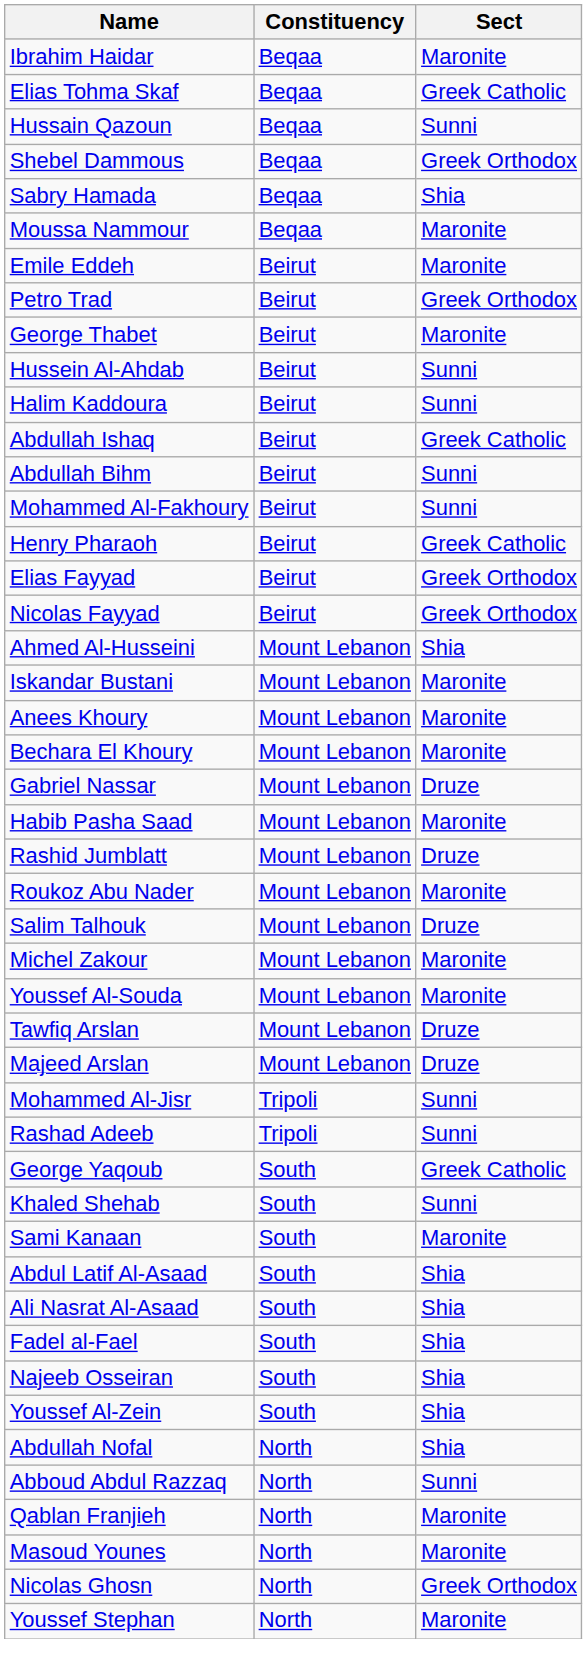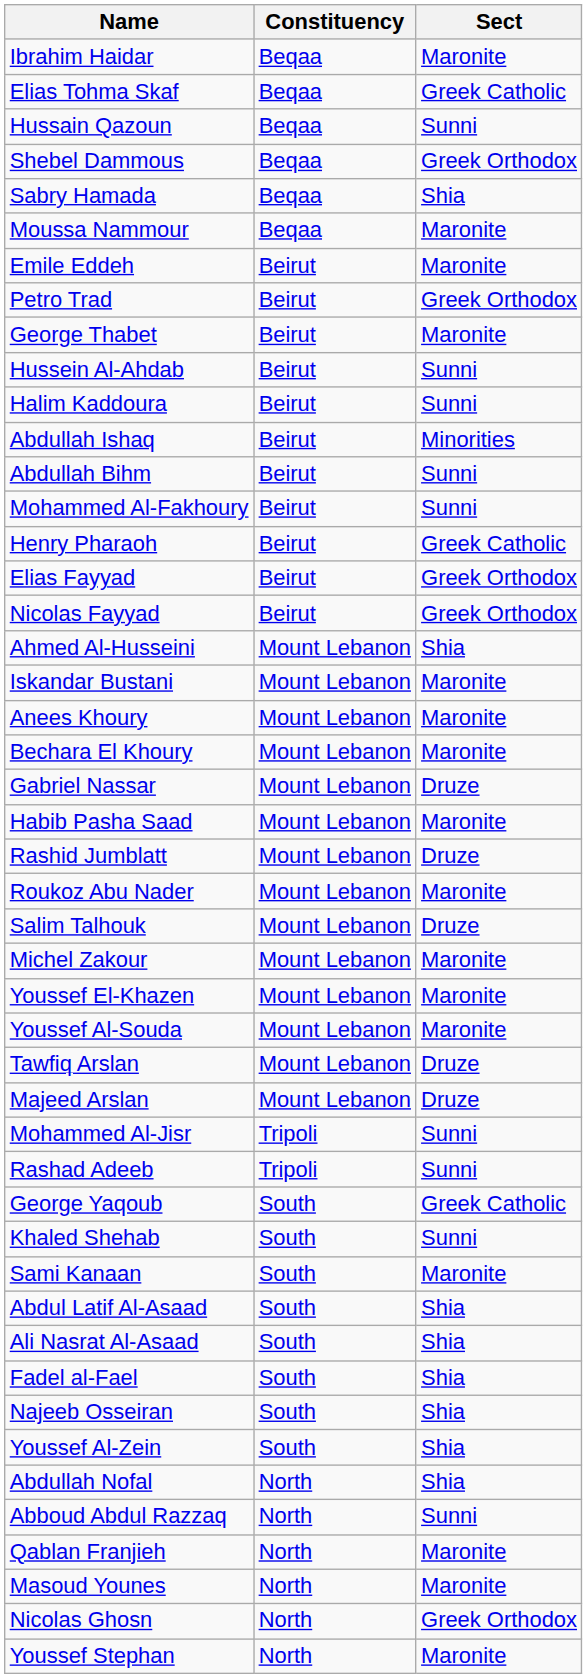(494, 439) Greek Catholic -> (468, 439) Minorities
+ row: (102, 995)
